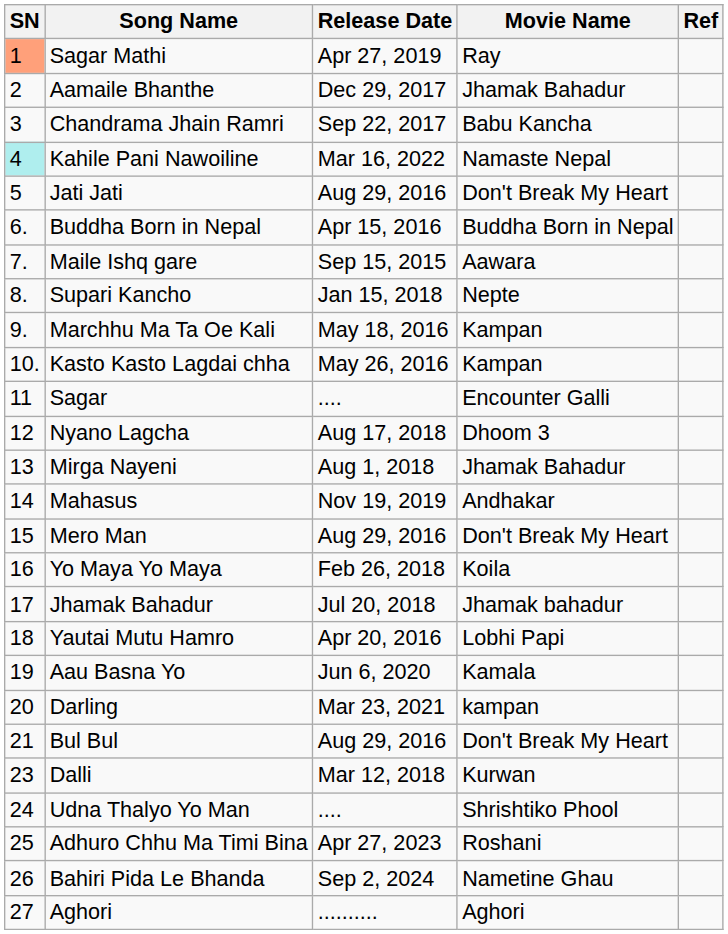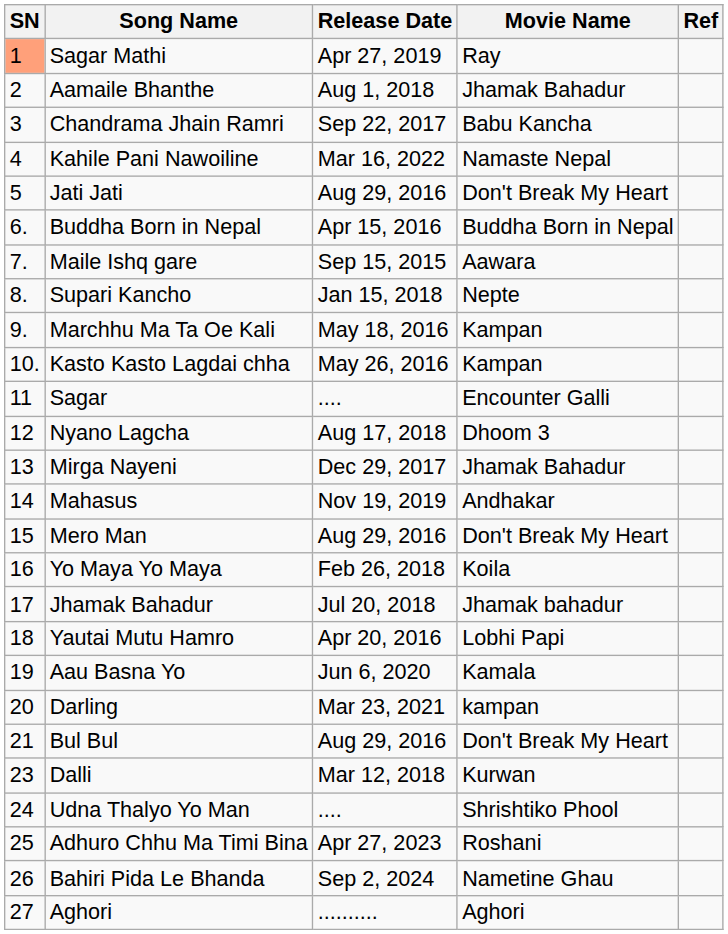(382, 90) Dec 29, 2017 -> (376, 90) Aug 1, 2018
(16, 158) paleturquoise background -> (16, 158) no background
(376, 466) Aug 1, 2018 -> (382, 466) Dec 29, 2017
